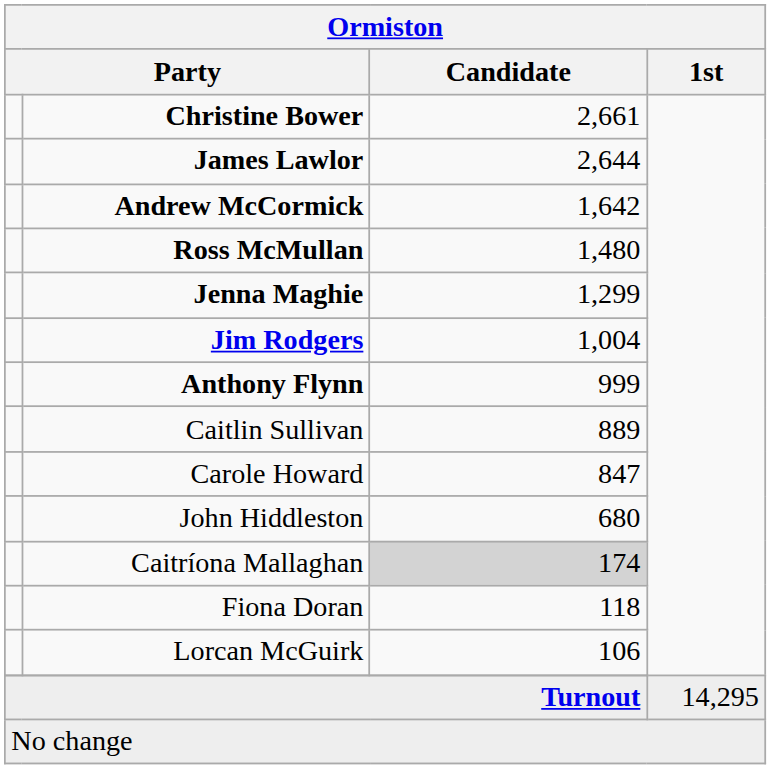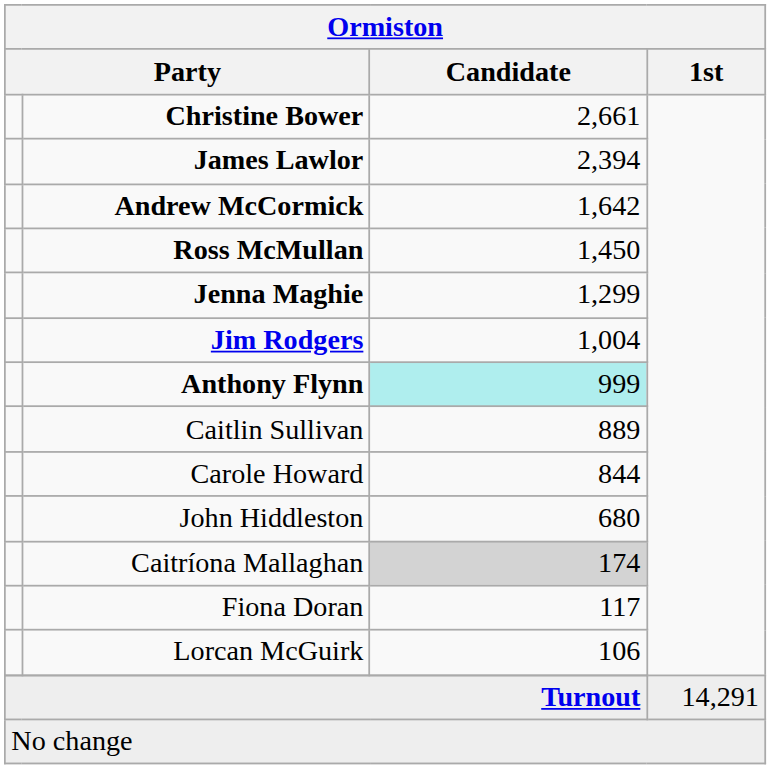(609, 160) 2,644 -> (609, 160) 2,394
(609, 250) 1,480 -> (609, 250) 1,450
(619, 384) no background -> (619, 384) paleturquoise background
(619, 473) 847 -> (619, 473) 844
(620, 607) 118 -> (620, 607) 117
(720, 696) 14,295 -> (720, 696) 14,291
